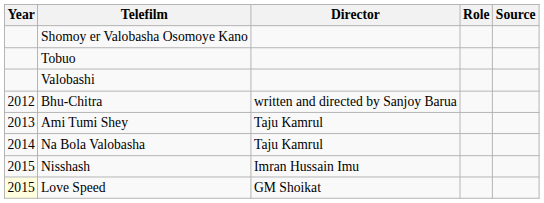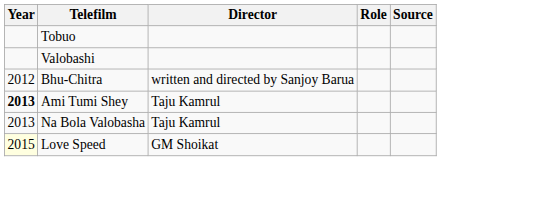- row: (144, 36)
(21, 123) normal -> (21, 101) bold
(21, 144) 2014 -> (21, 123) 2013
- row: (66, 166)
